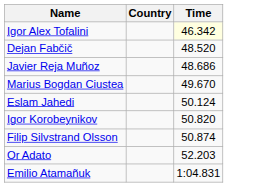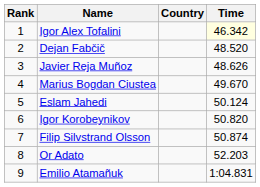+ column: (21, 13)
(198, 66) 48.686 -> (231, 66) 48.626
